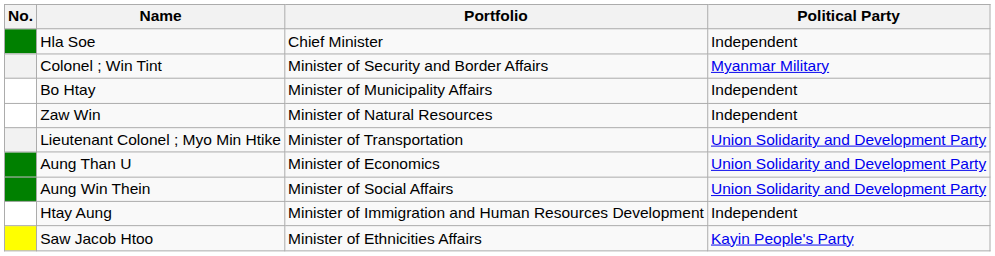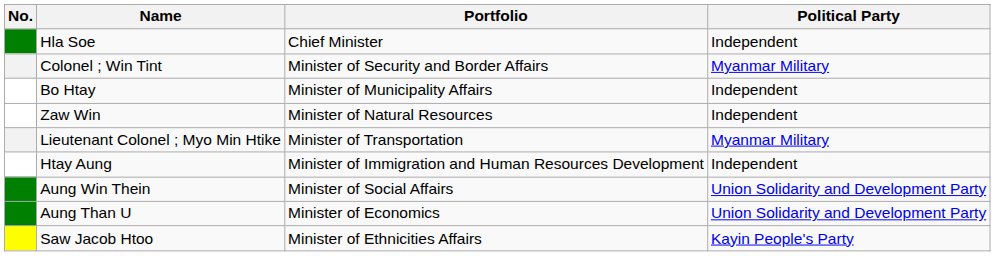(849, 139) Union Solidarity and Development Party -> (770, 139) Myanmar Military
rows swapped: (86, 164) <-> (76, 213)
